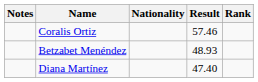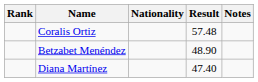columns swapped: (238, 13) <-> (20, 13)
(205, 32) 57.46 -> (204, 32) 57.48
(205, 50) 48.93 -> (204, 50) 48.90
